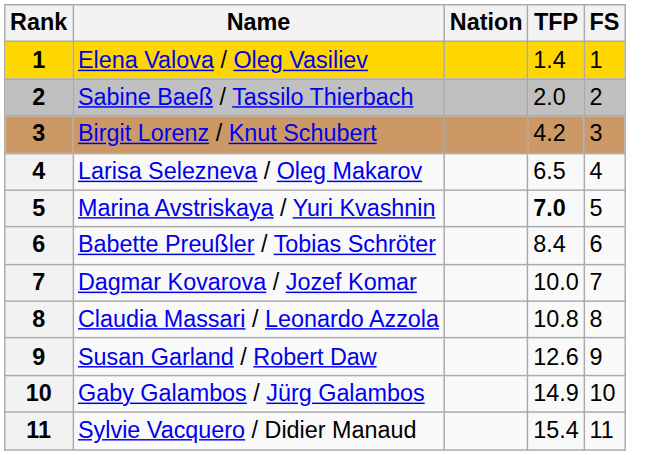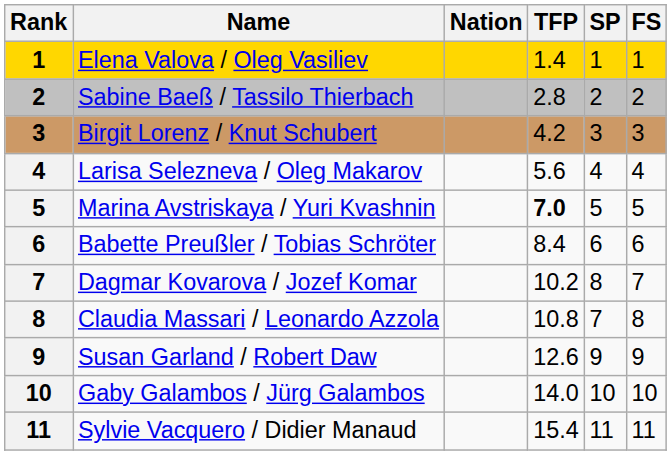+ column: (605, 23)
(549, 97) 2.0 -> (549, 97) 2.8
(549, 171) 6.5 -> (549, 171) 5.6
(556, 282) 10.0 -> (556, 282) 10.2
(556, 393) 14.9 -> (556, 393) 14.0
